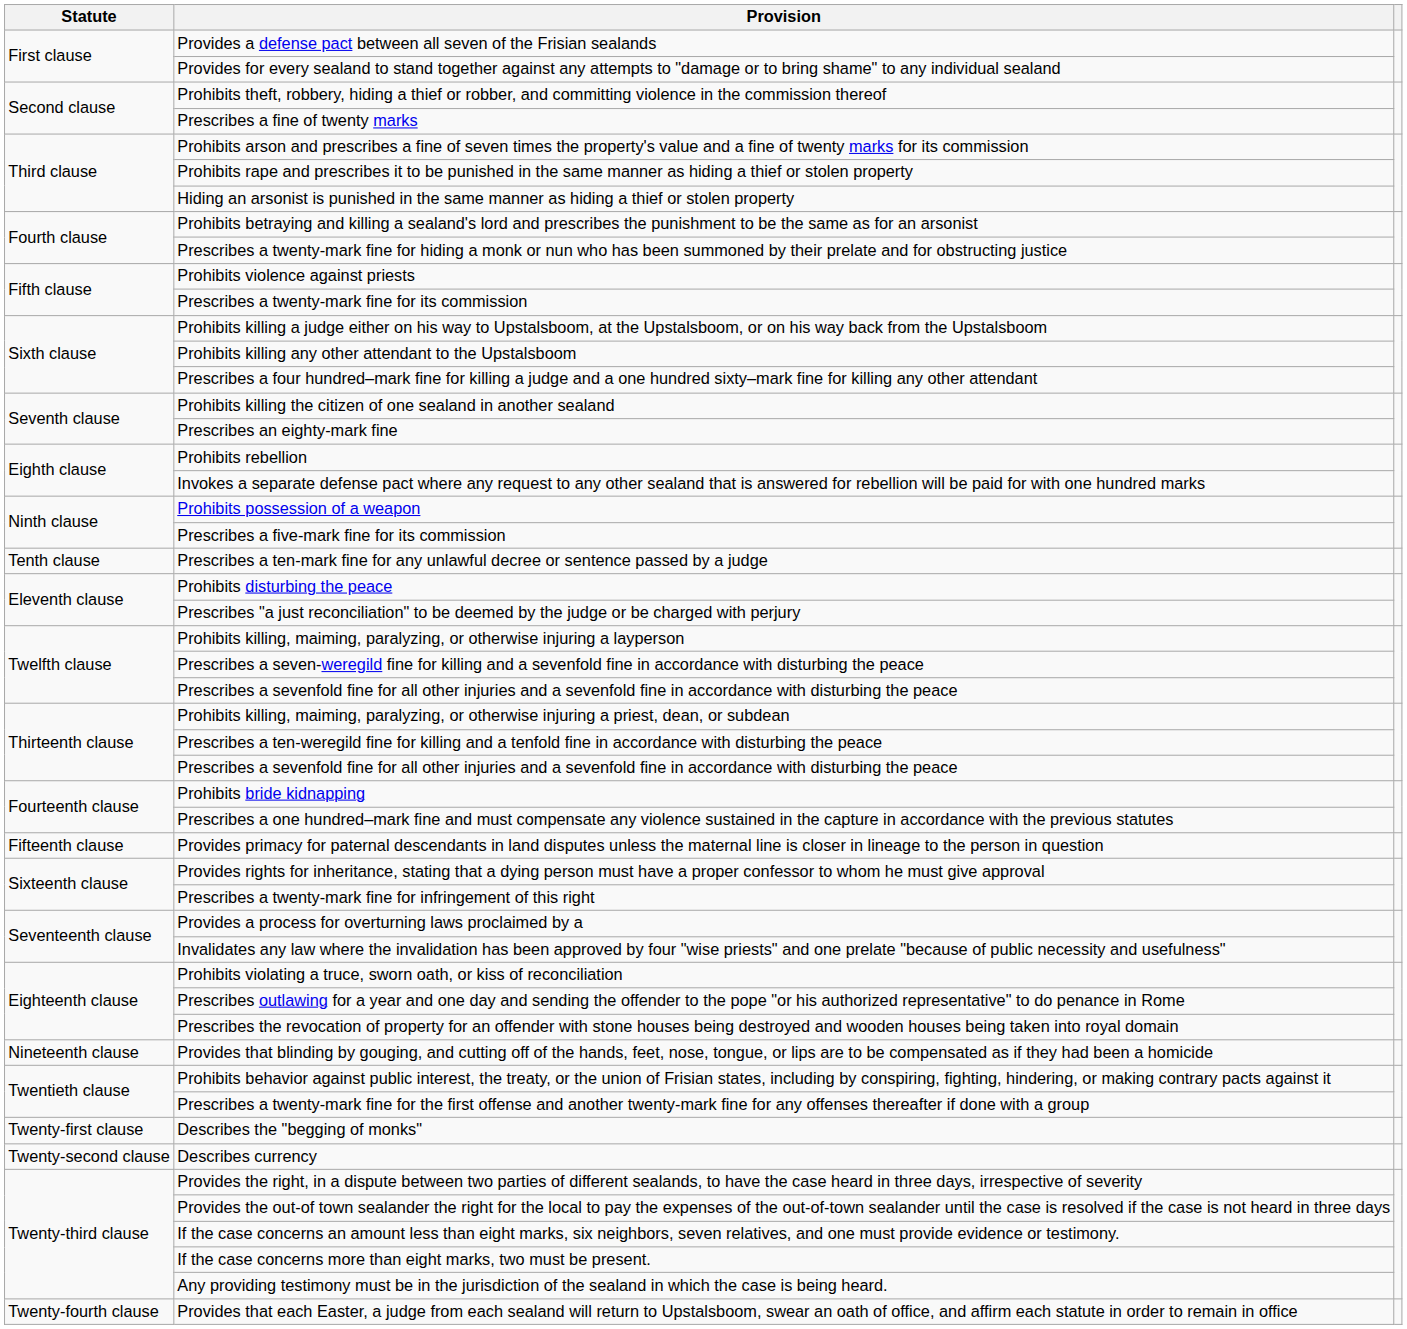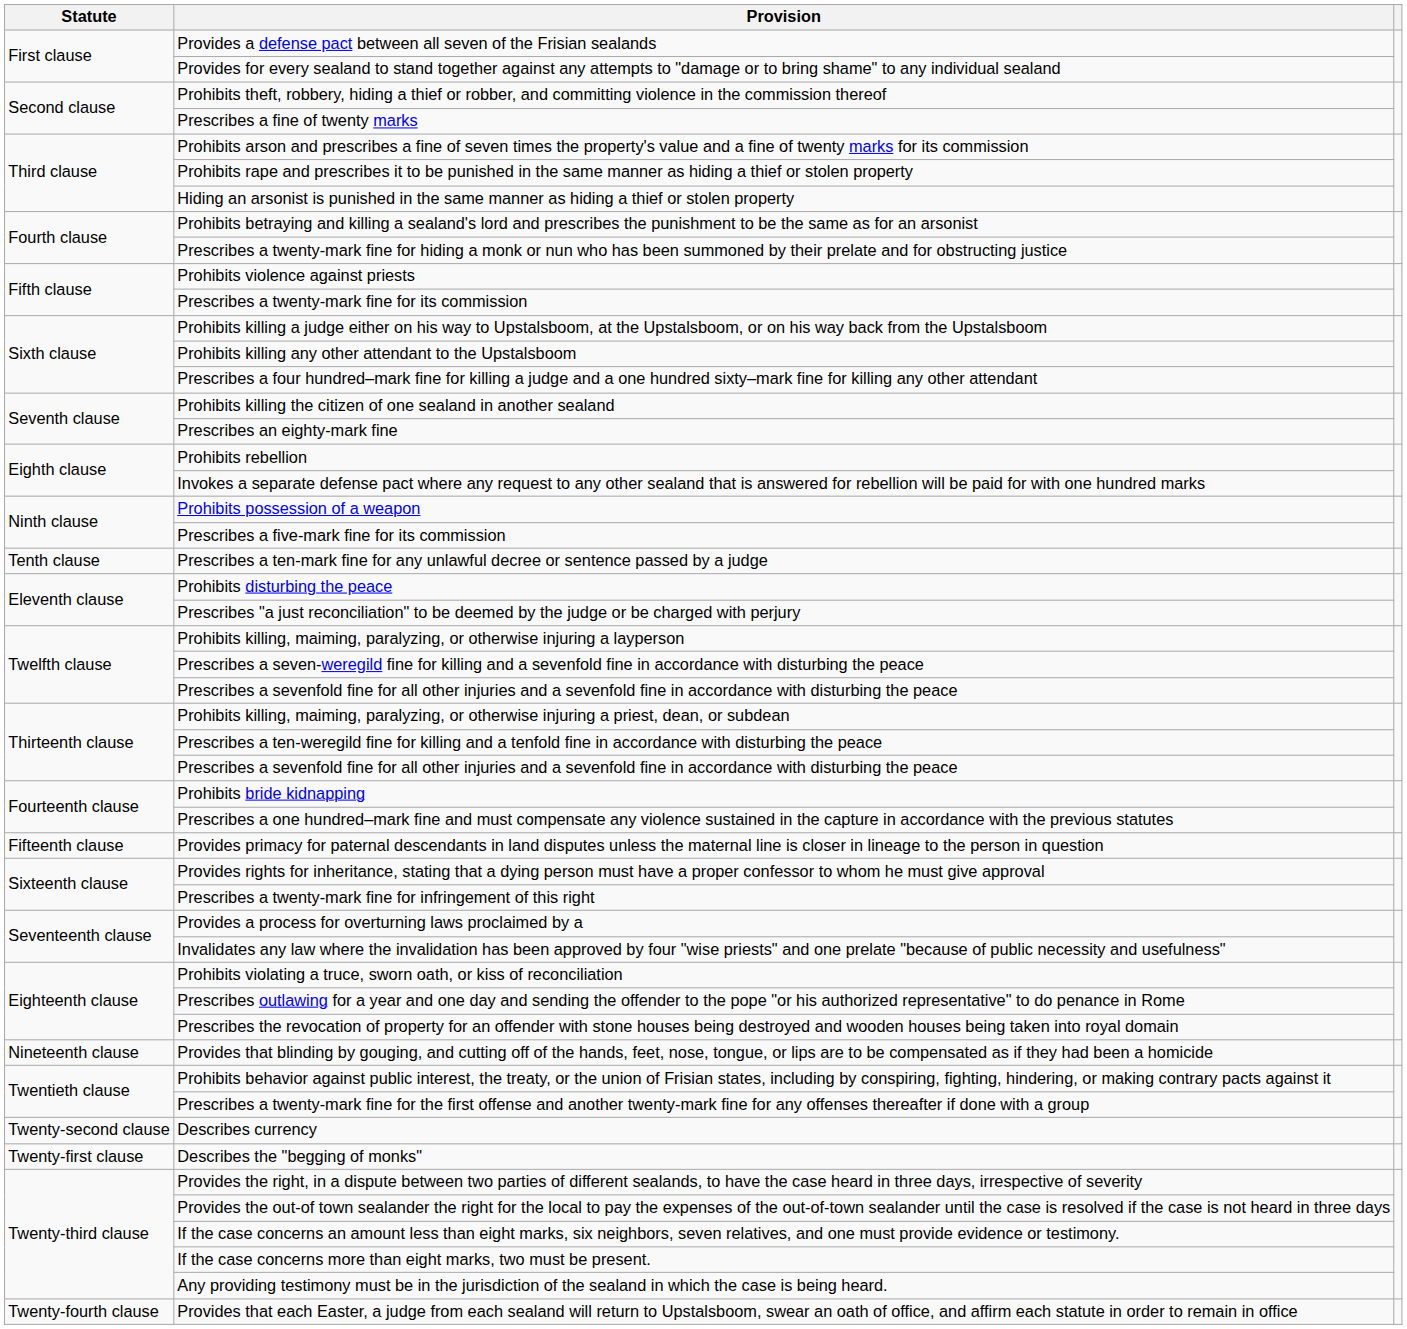rows swapped: (76, 1130) <-> (89, 1156)
